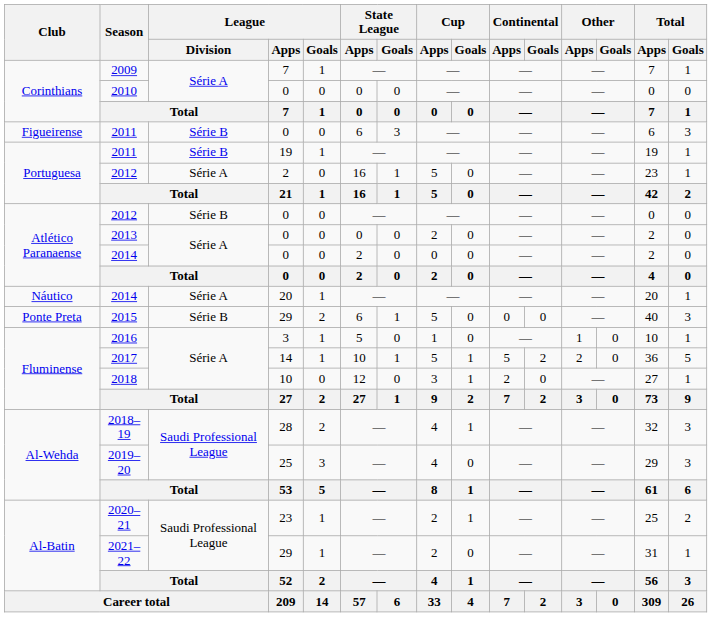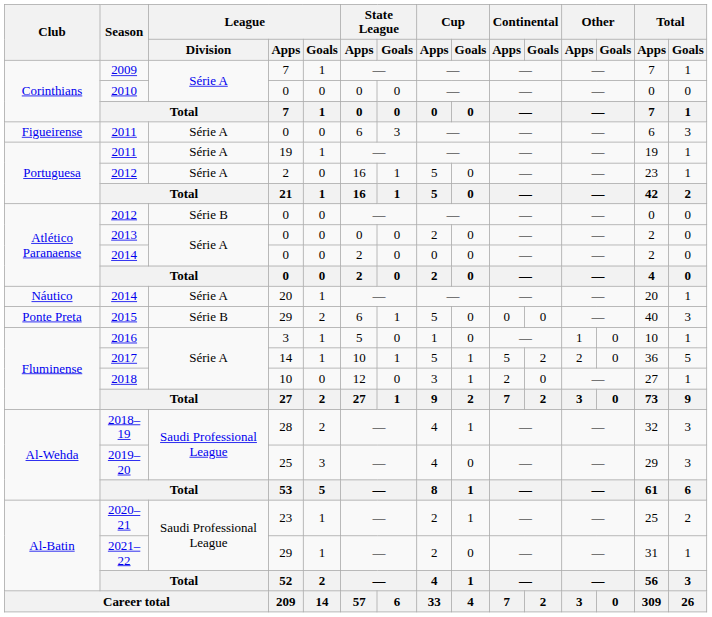(209, 132) Série B -> (209, 132) Série A
(209, 152) Série B -> (209, 152) Série A
